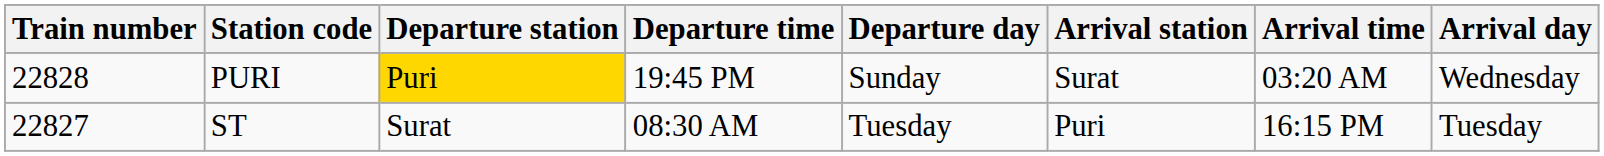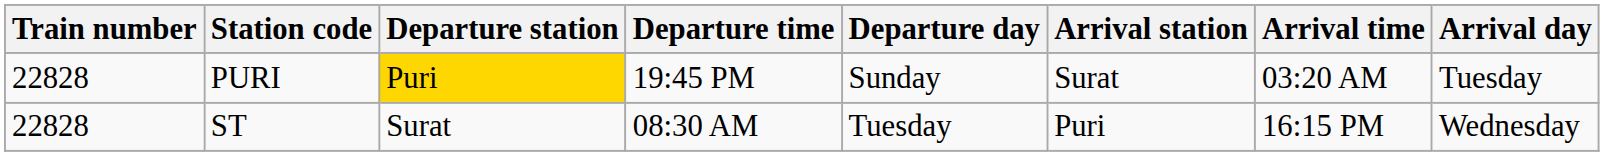(1510, 77) Wednesday -> (1491, 77) Tuesday
(50, 126) 22827 -> (50, 126) 22828
(1491, 126) Tuesday -> (1510, 126) Wednesday
